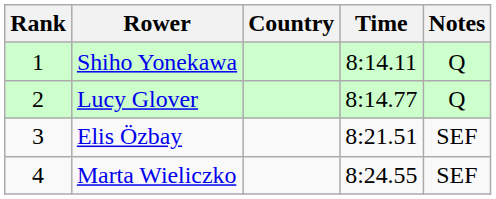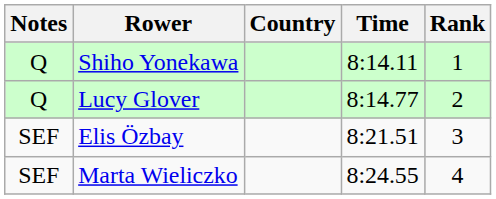columns swapped: (38, 23) <-> (457, 23)
